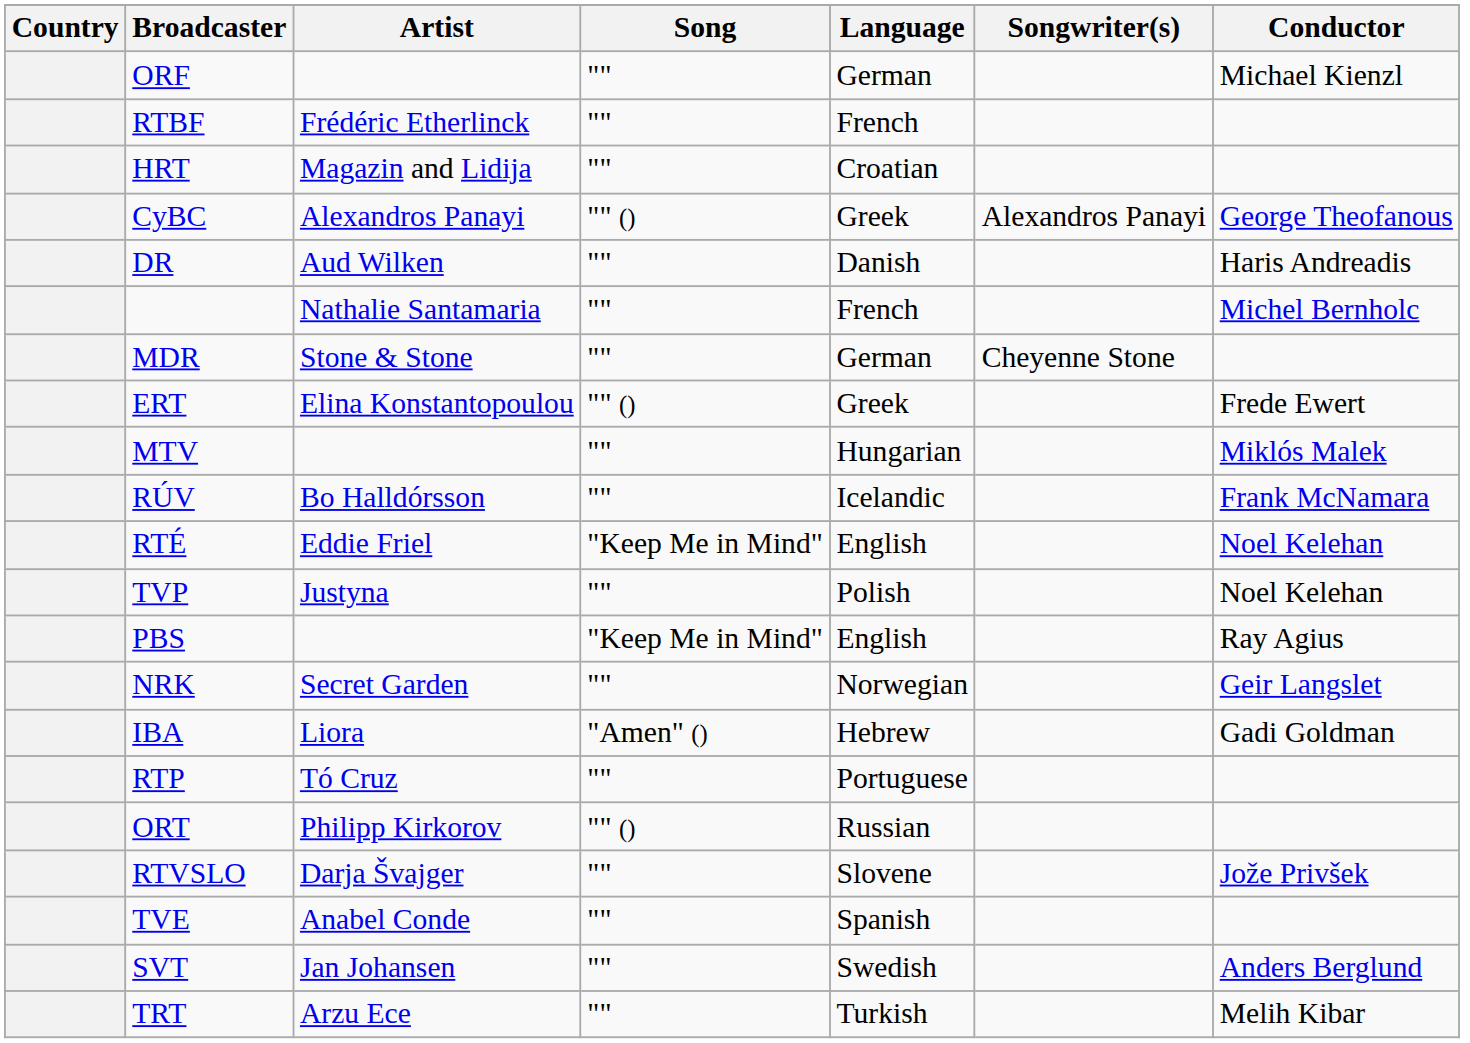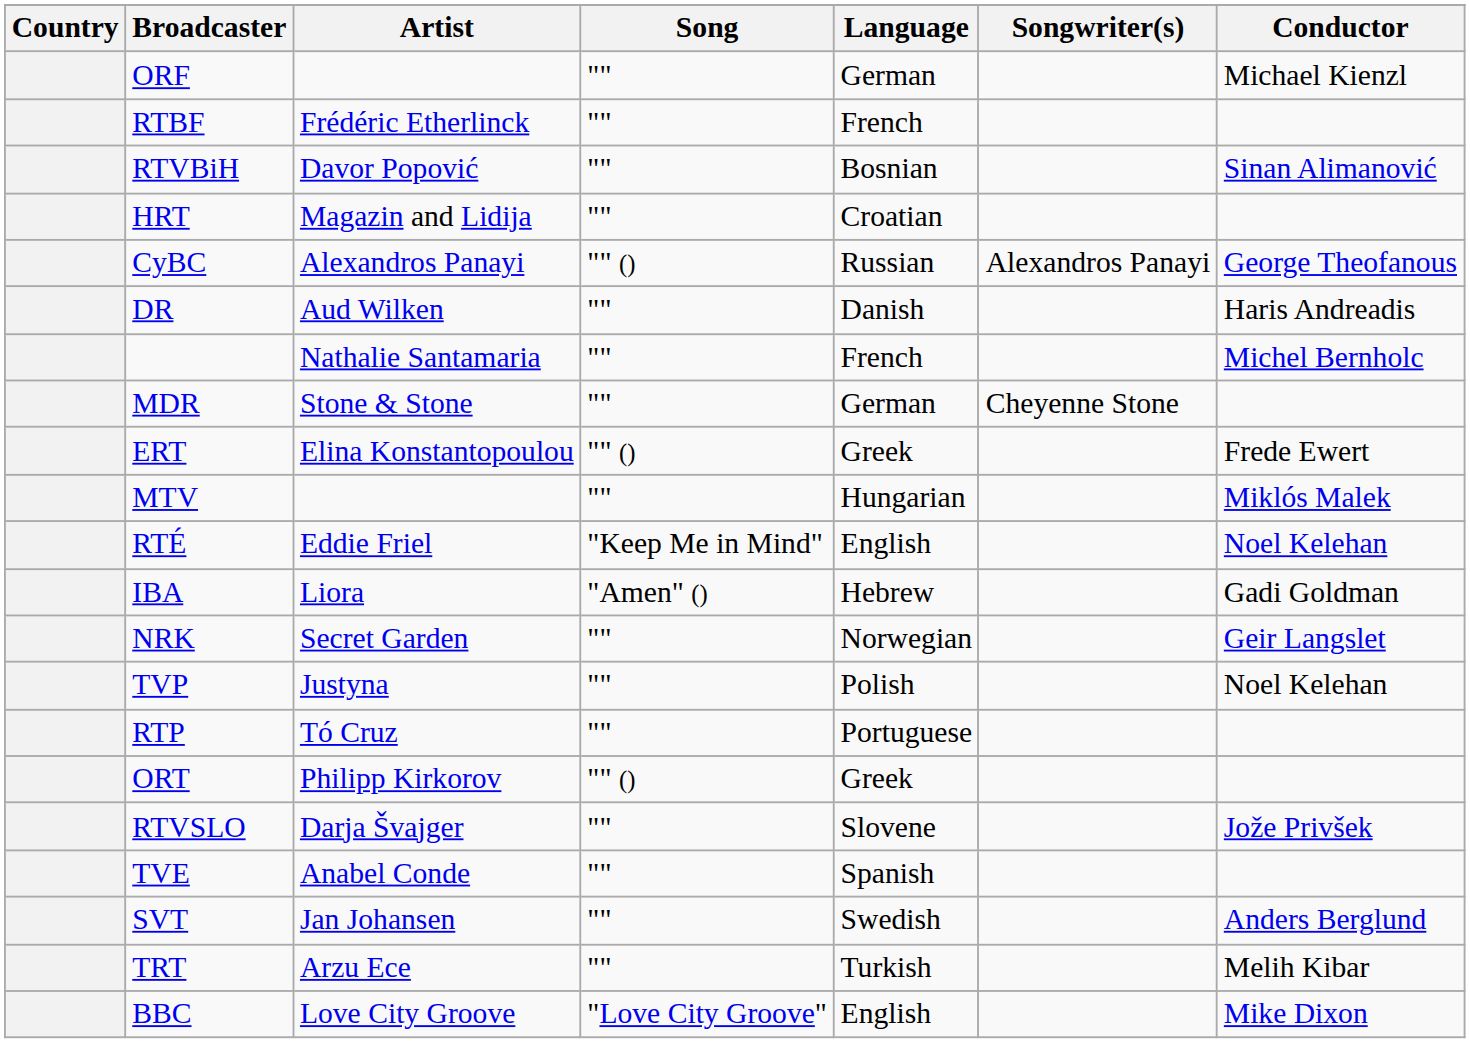+ row: (186, 168)
(873, 215) Greek -> (887, 262) Russian
- row: (164, 497)
rows swapped: (158, 732) <-> (160, 591)
- row: (159, 638)
(883, 826) Russian -> (877, 779) Greek
+ row: (162, 1013)
